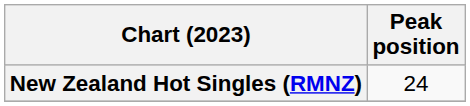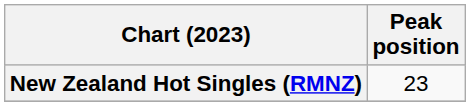(416, 82) 24 -> (416, 82) 23
